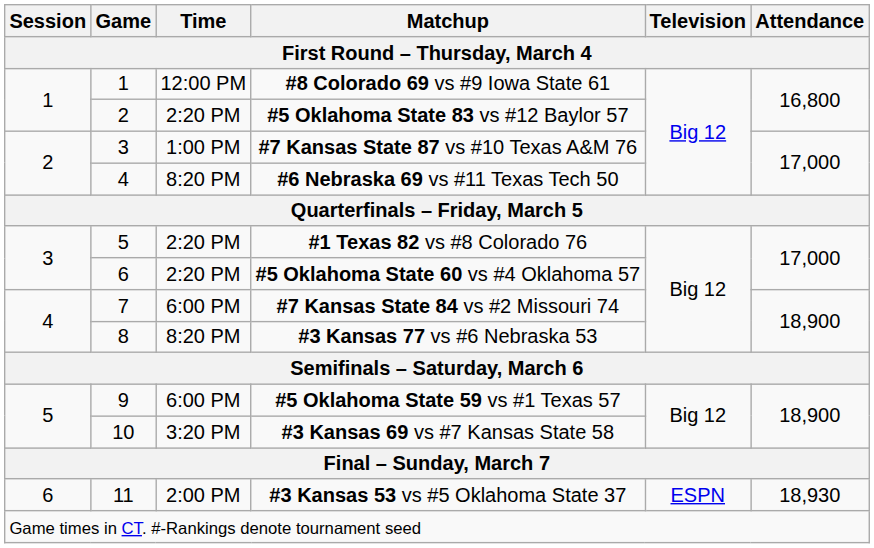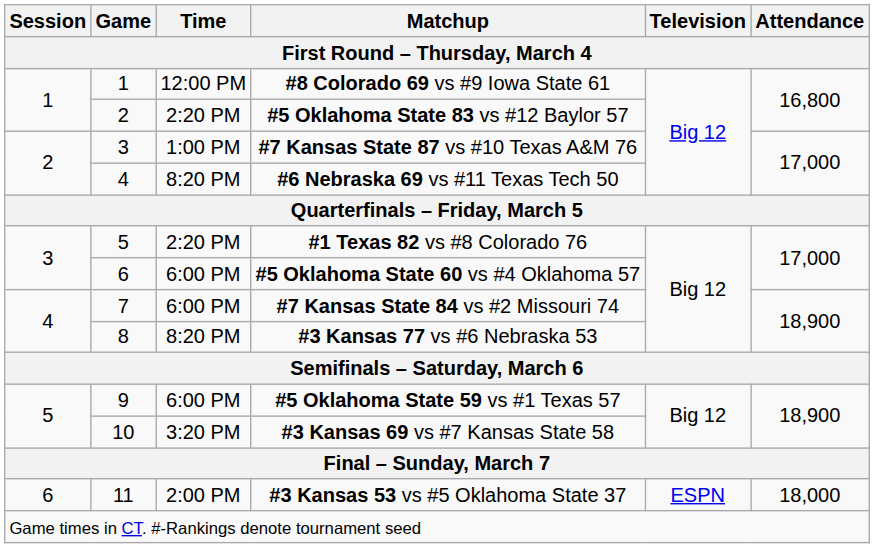(203, 274) 2:20 PM -> (203, 274) 6:00 PM
(810, 495) 18,930 -> (810, 495) 18,000
